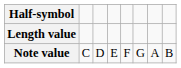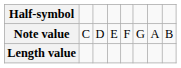rows swapped: (42, 53) <-> (42, 33)
